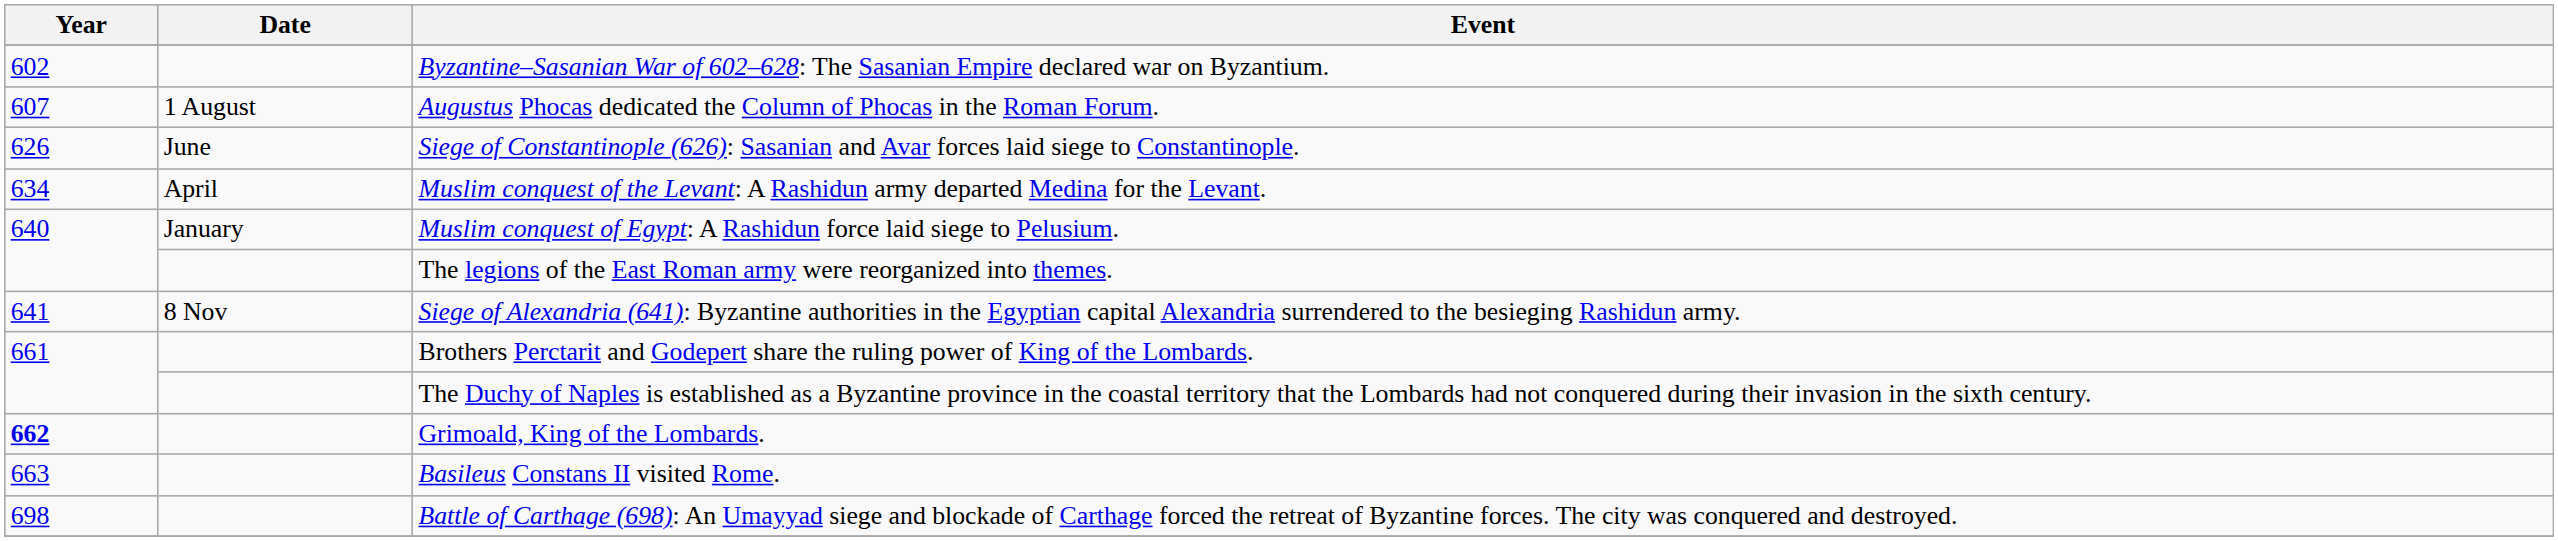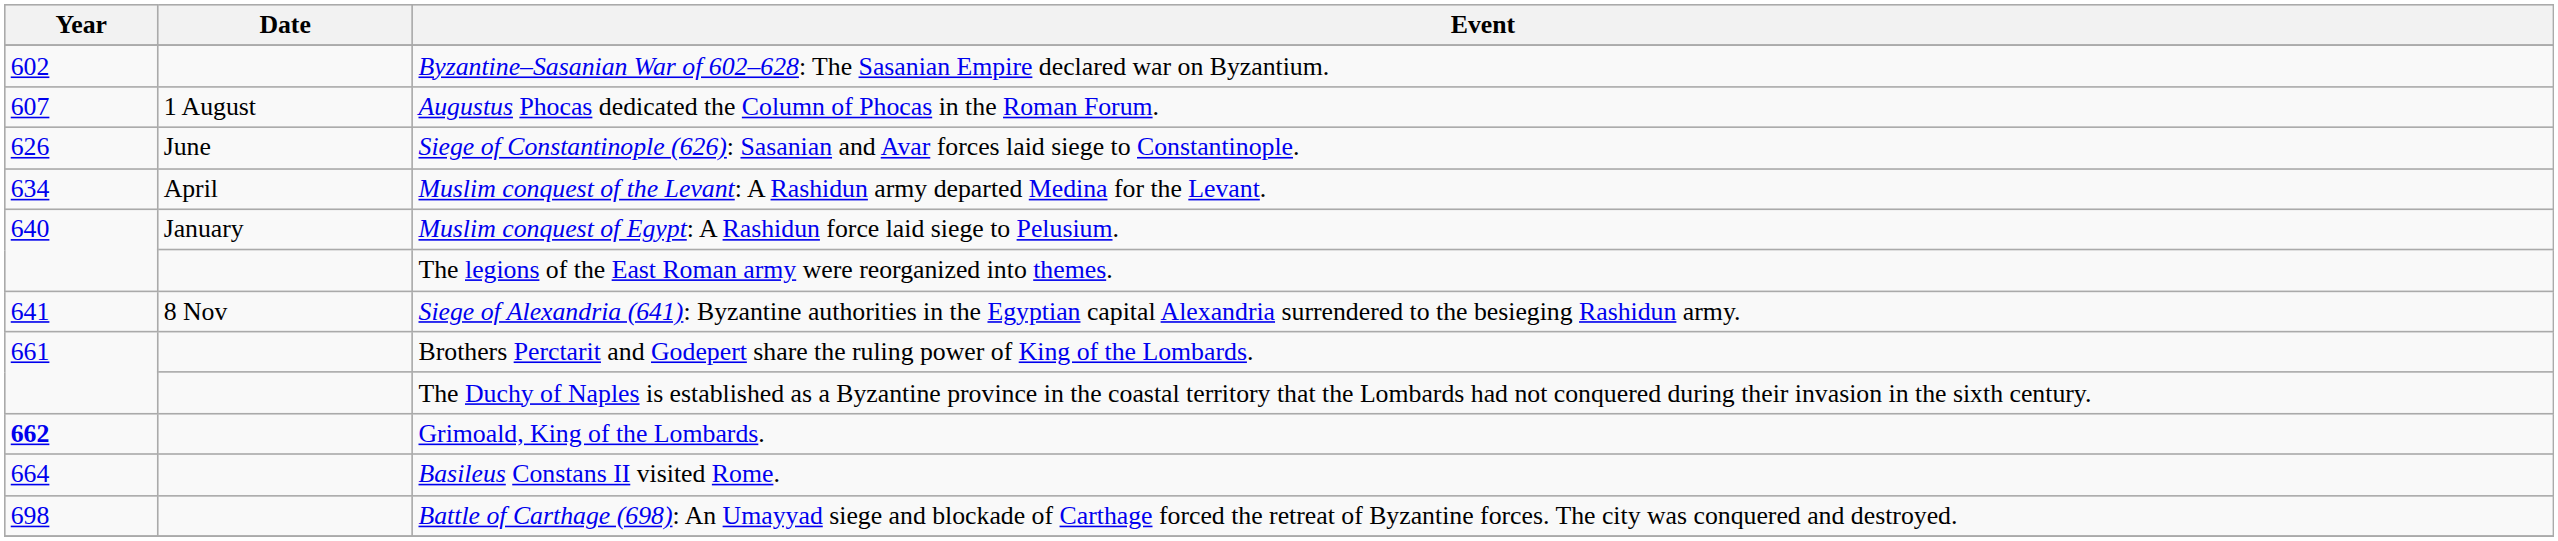(30, 474) 663 -> (30, 474) 664
